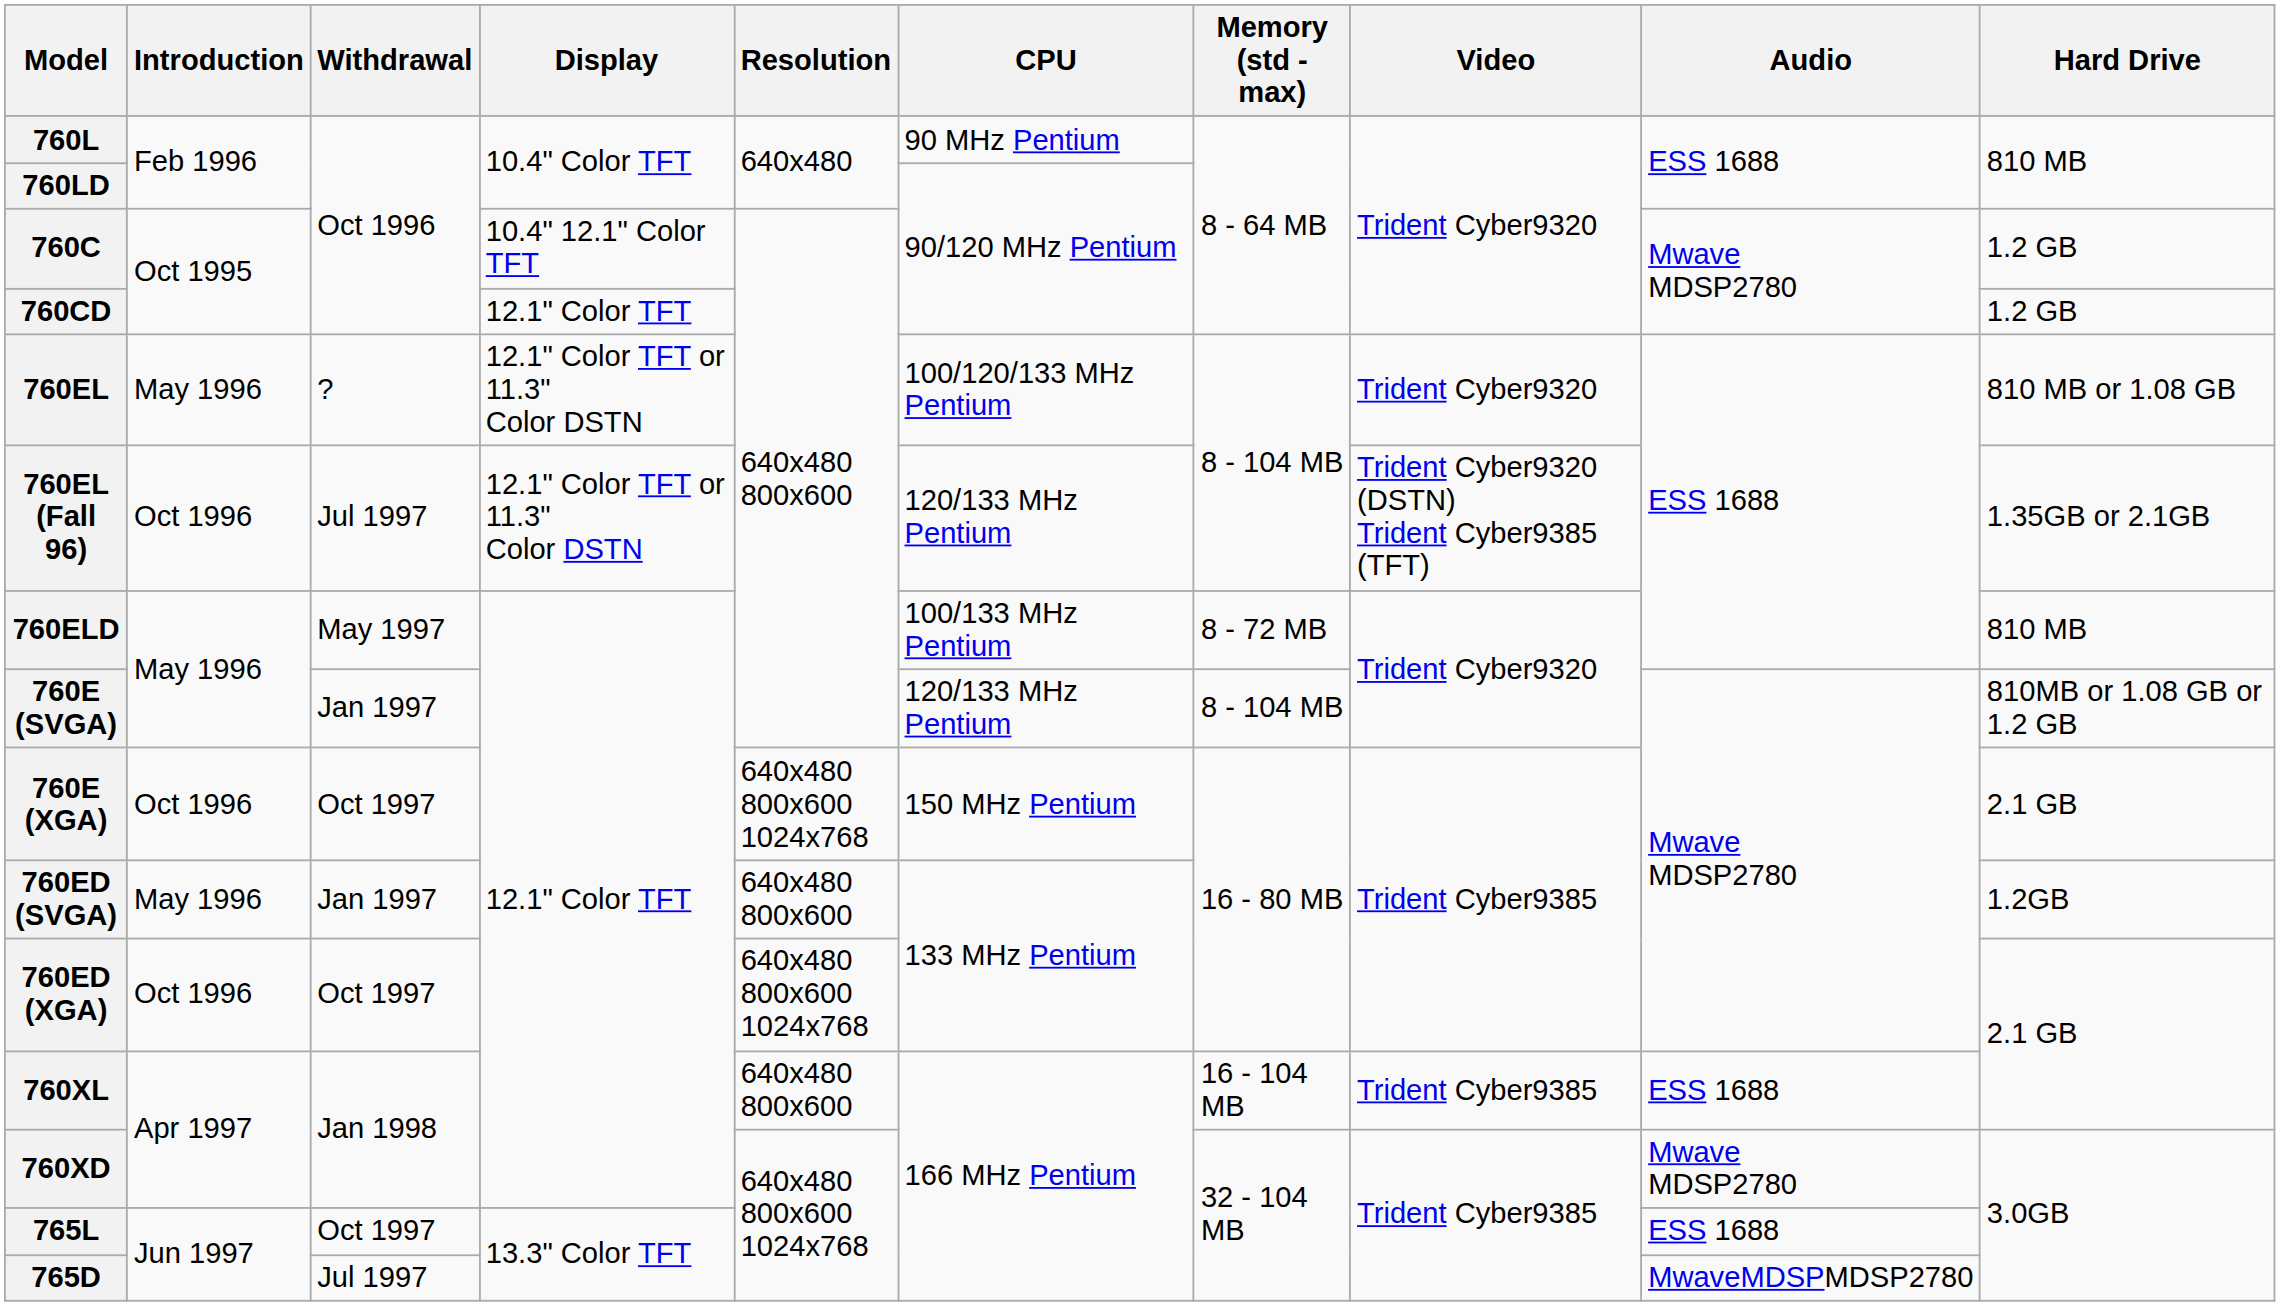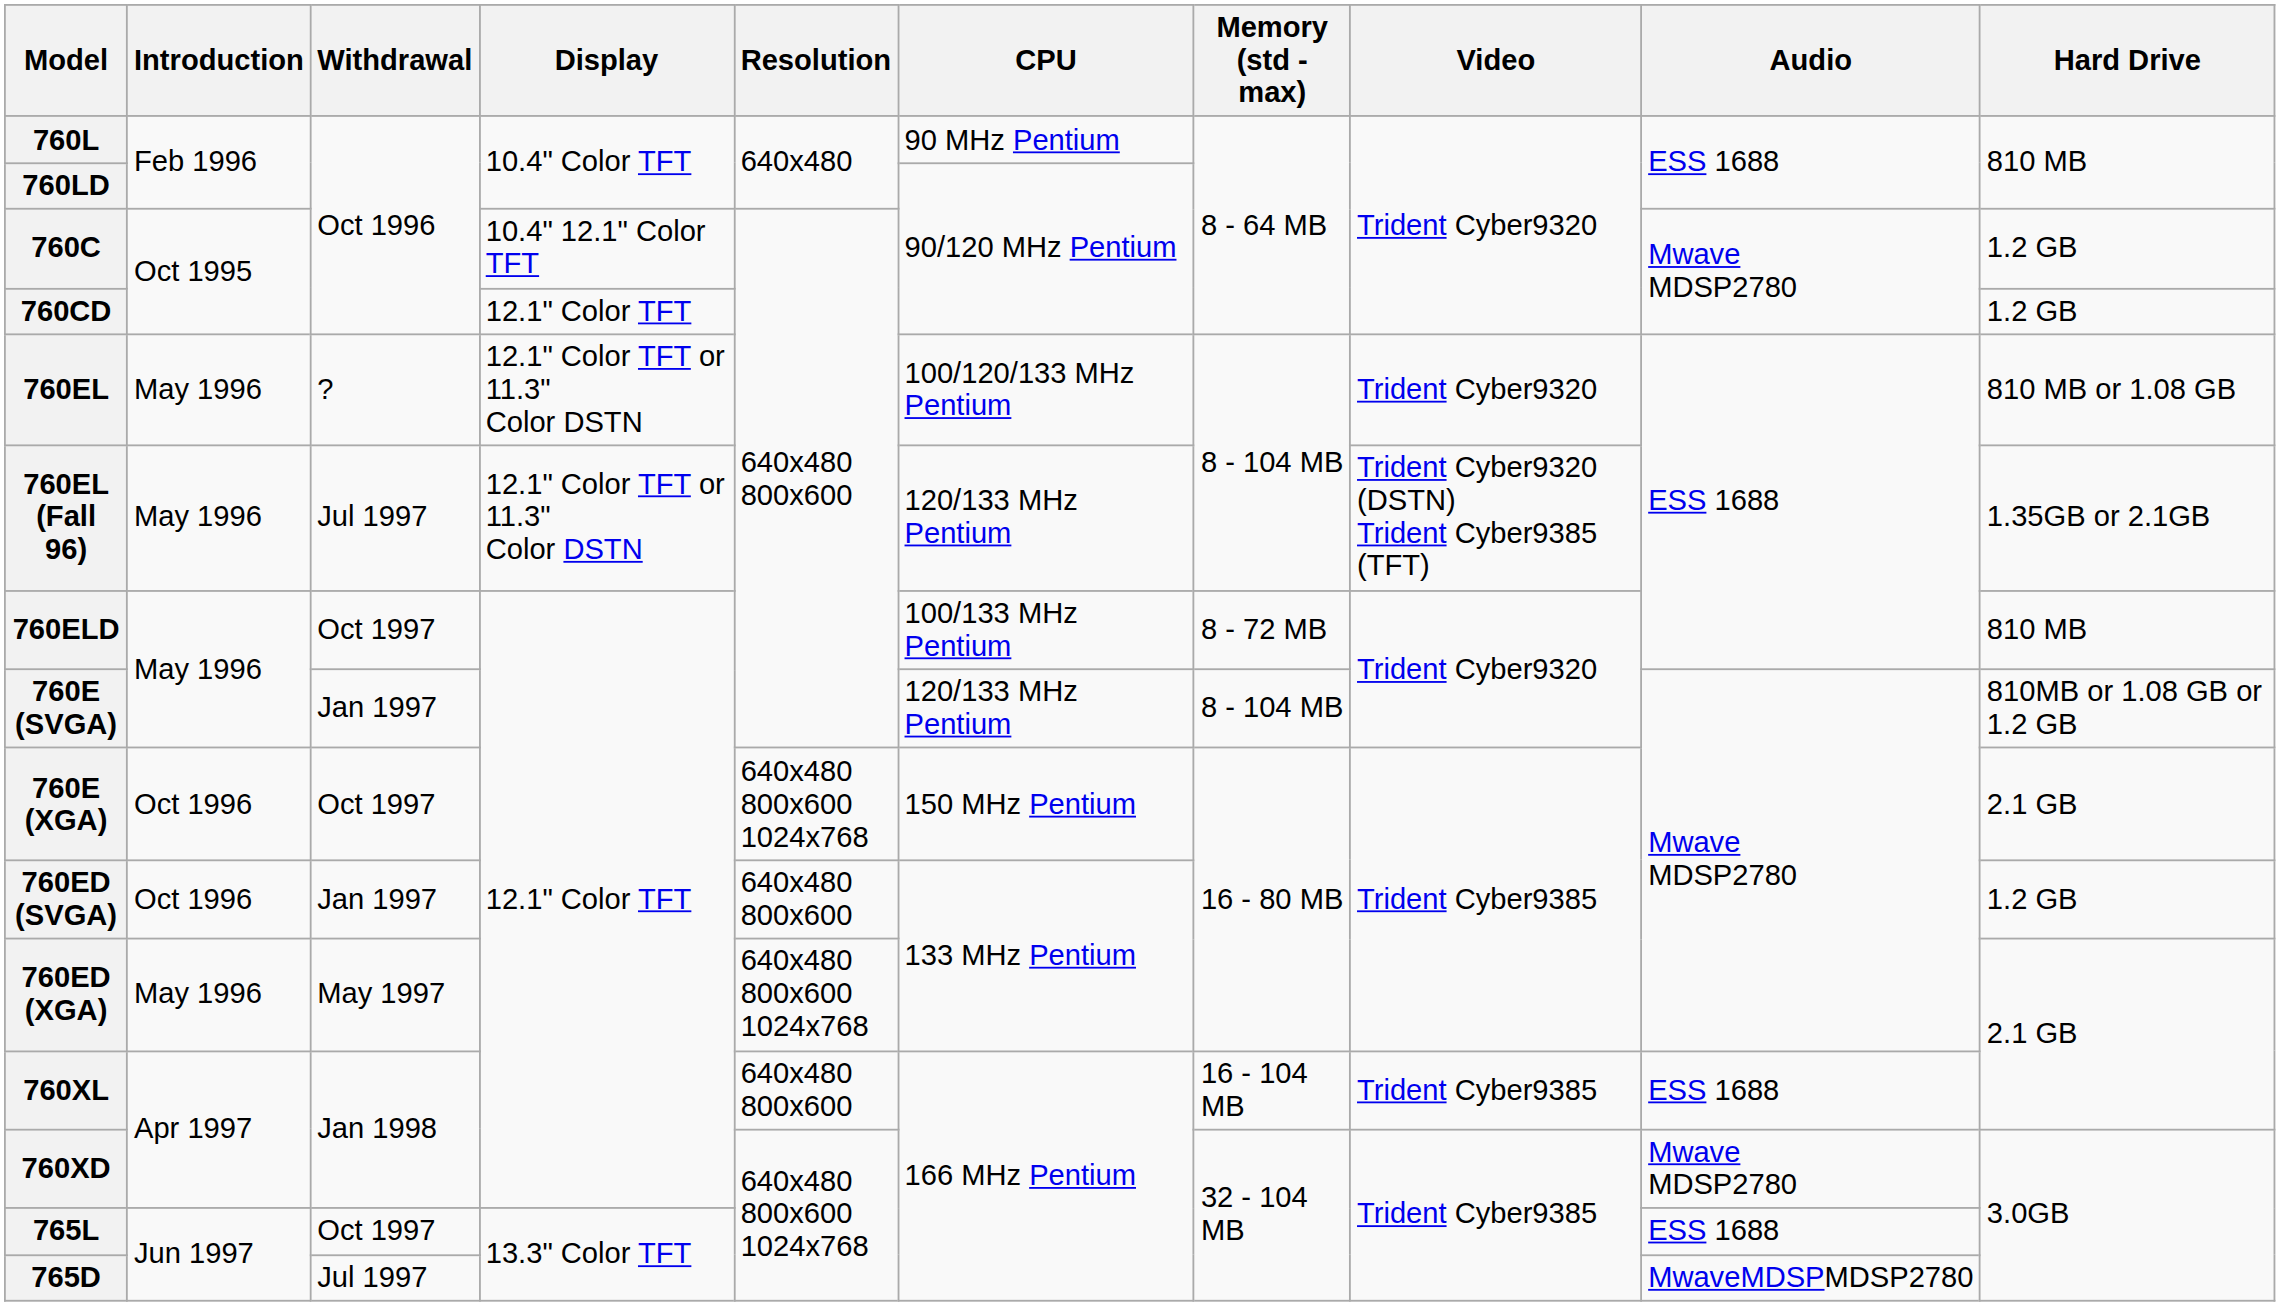(193, 517) Oct 1996 -> (198, 517) May 1996
(381, 629) May 1997 -> (376, 629) Oct 1997
(198, 898) May 1996 -> (193, 898) Oct 1996
(2028, 898) 1.2GB -> (2032, 898) 1.2 GB
(193, 994) Oct 1996 -> (198, 994) May 1996
(376, 994) Oct 1997 -> (381, 994) May 1997
